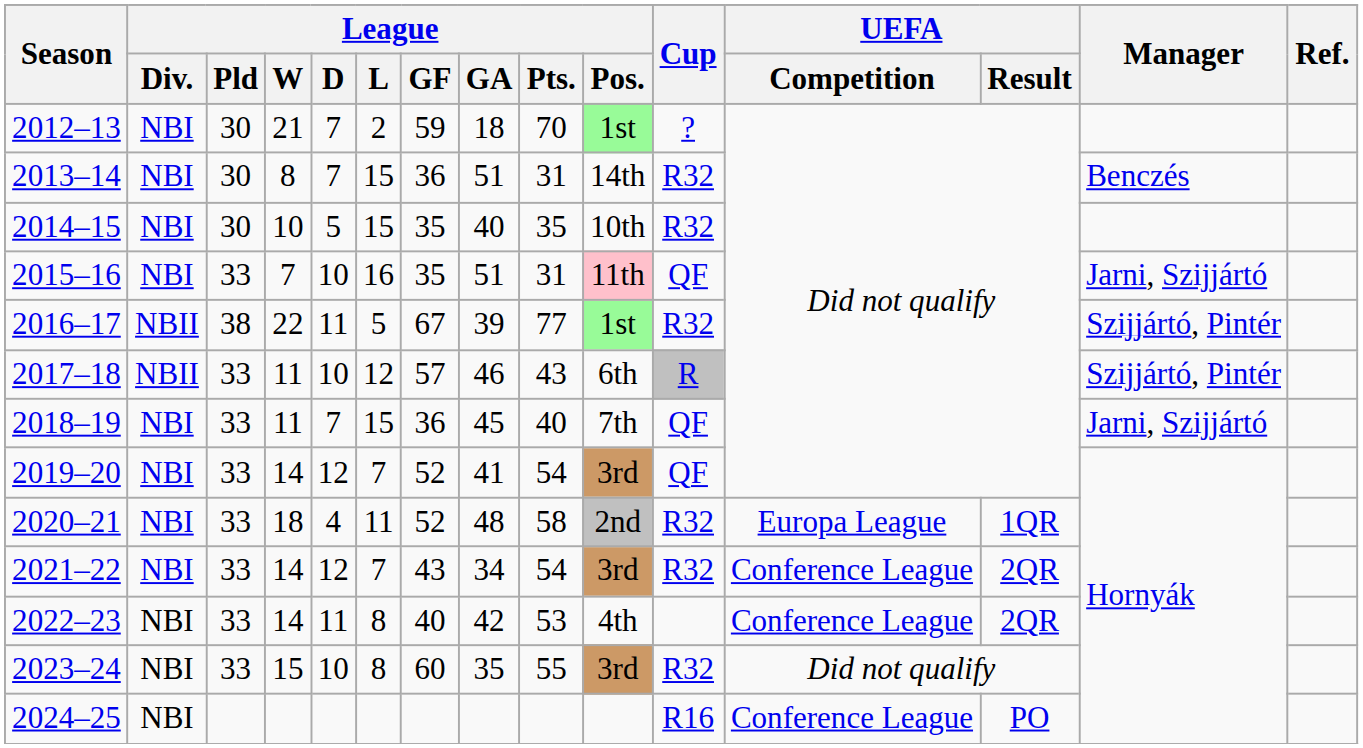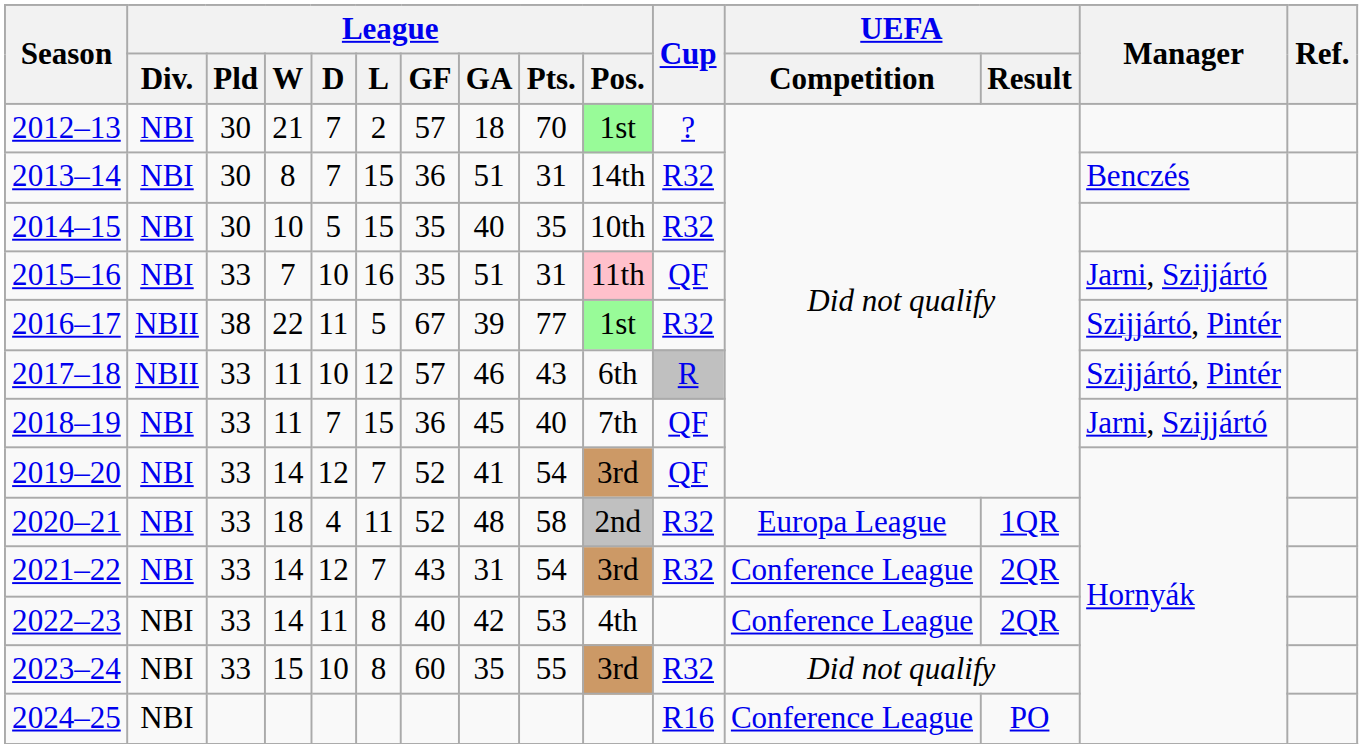(430, 127) 59 -> (430, 127) 57
(489, 570) 34 -> (489, 570) 31
